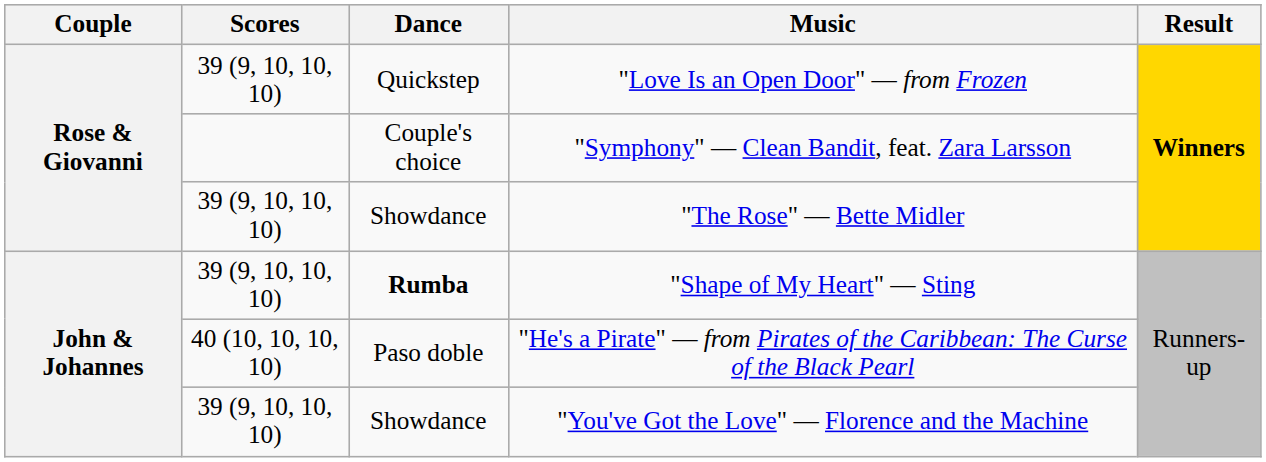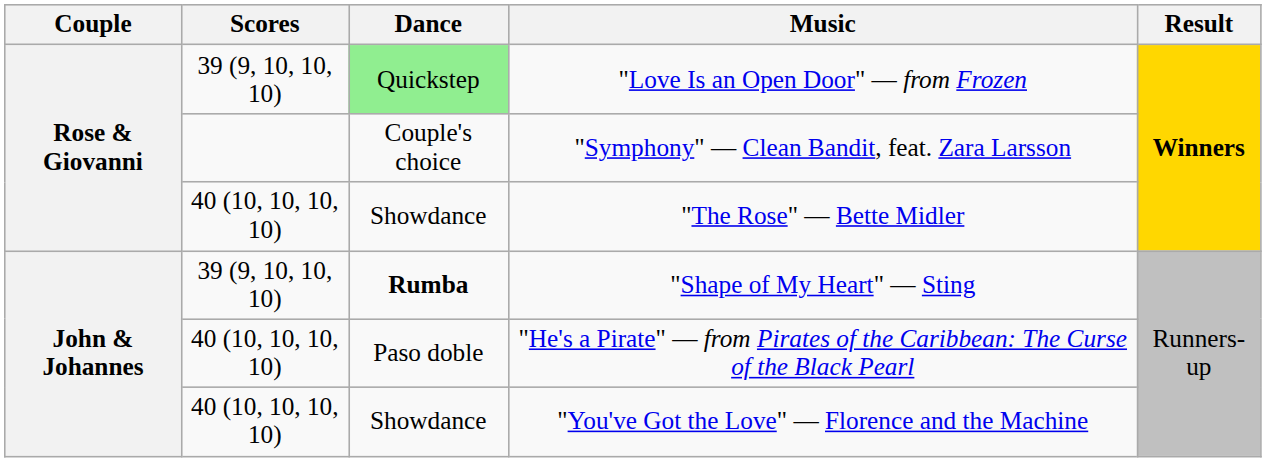(428, 78) no background -> (428, 78) lightgreen background
(265, 215) 39 (9, 10, 10, 10) -> (265, 215) 40 (10, 10, 10, 10)
(265, 421) 39 (9, 10, 10, 10) -> (265, 421) 40 (10, 10, 10, 10)
